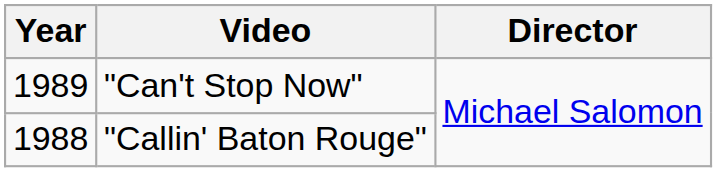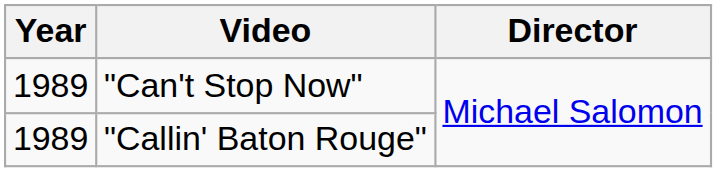(51, 138) 1988 -> (51, 138) 1989
